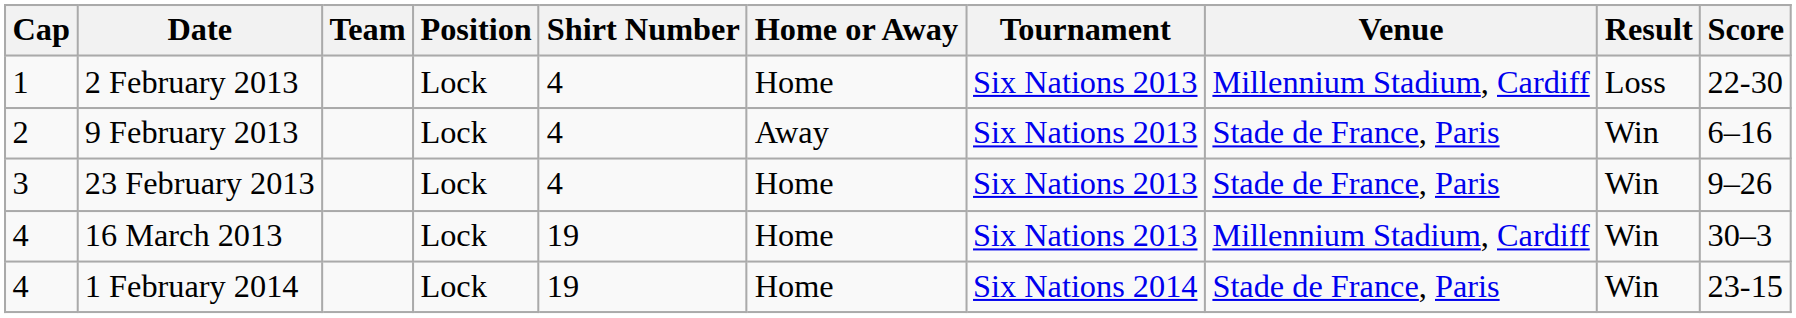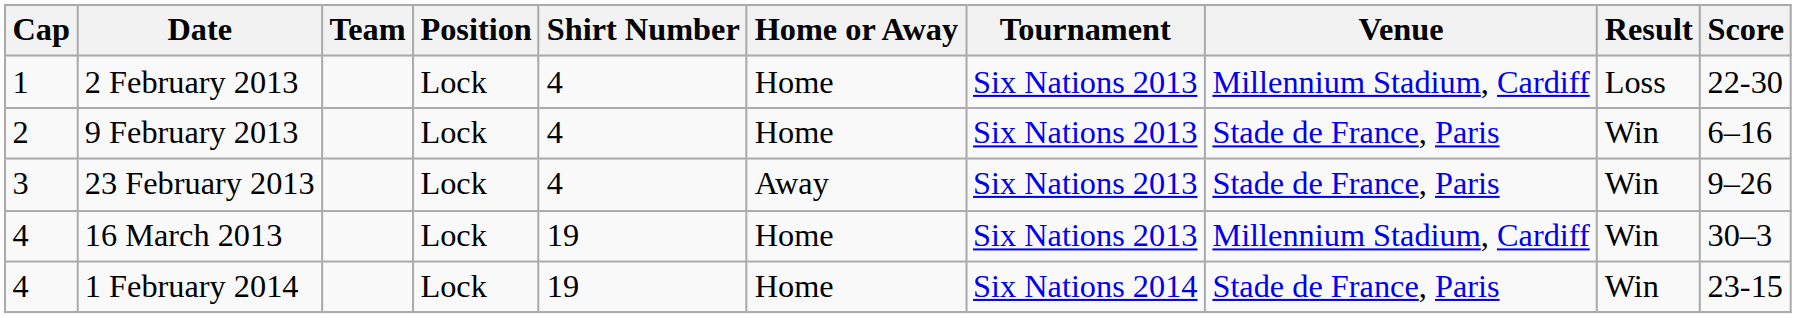(792, 132) Away -> (794, 132) Home
(794, 183) Home -> (792, 183) Away
